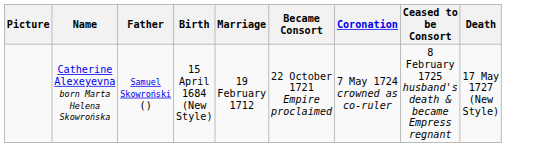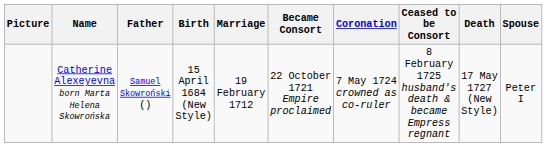+ column: (521, 24)
